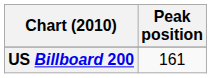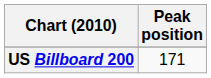(172, 60) 161 -> (172, 60) 171
